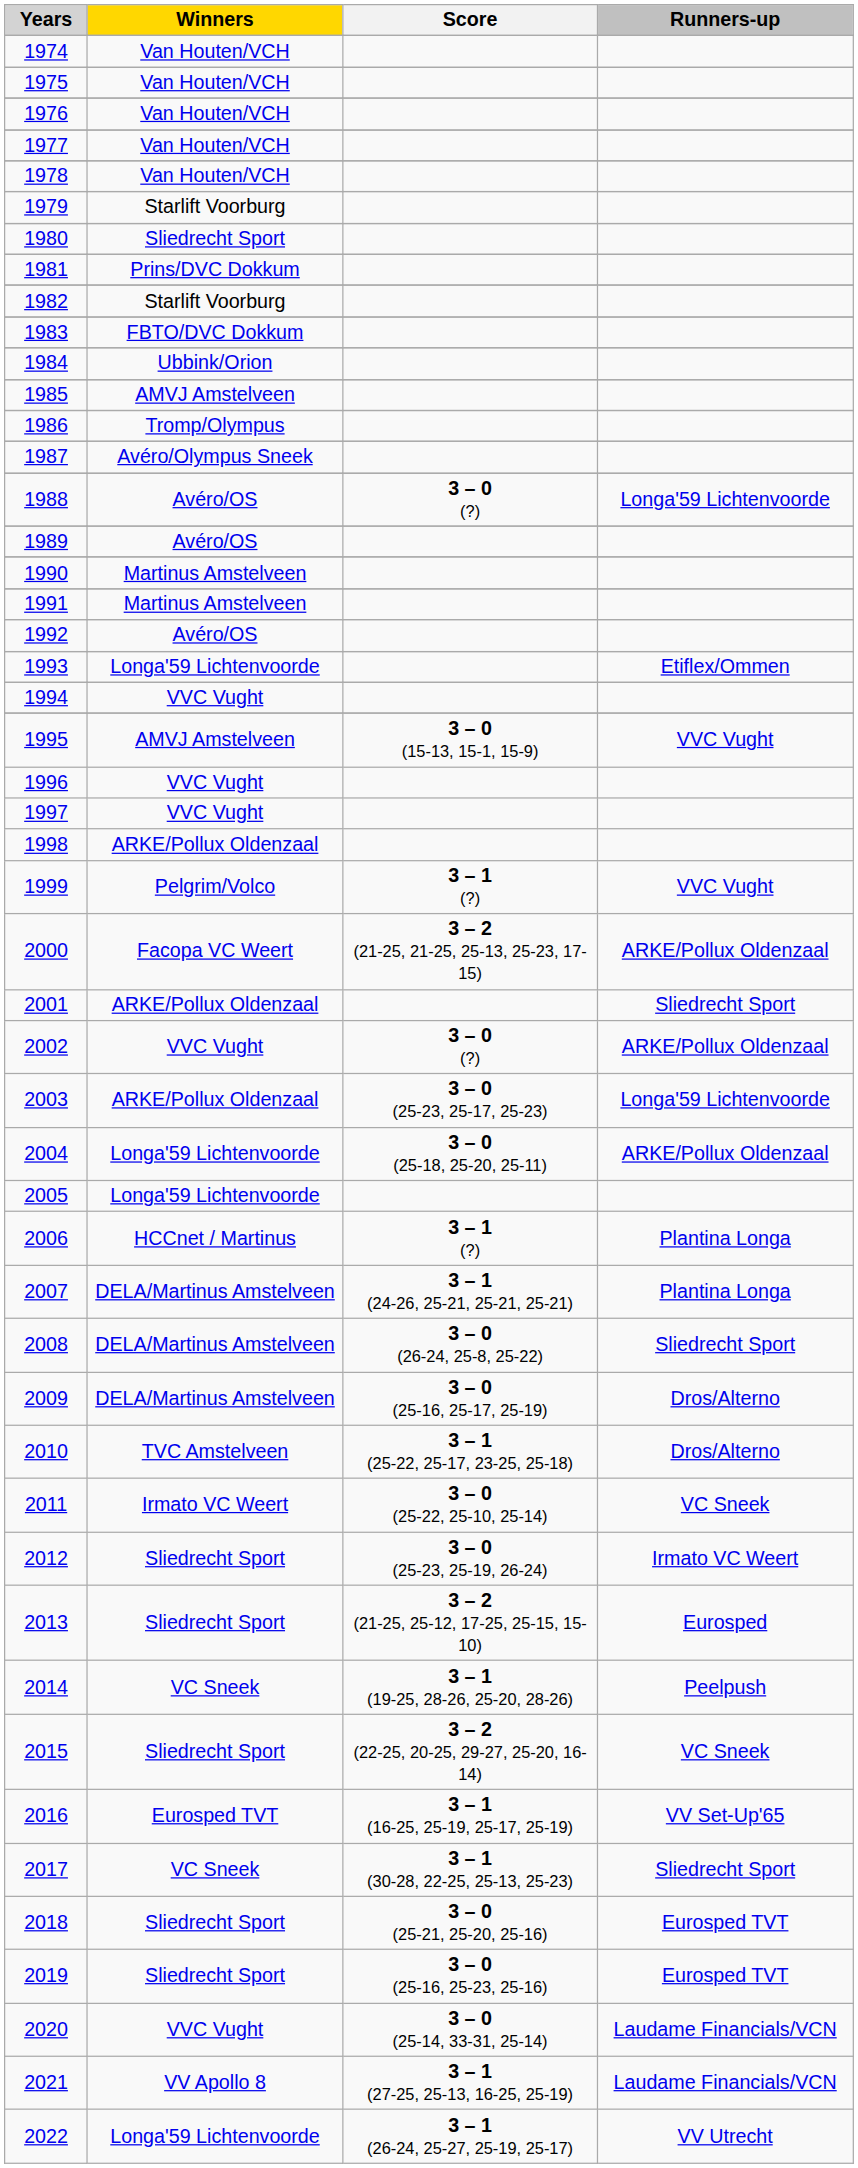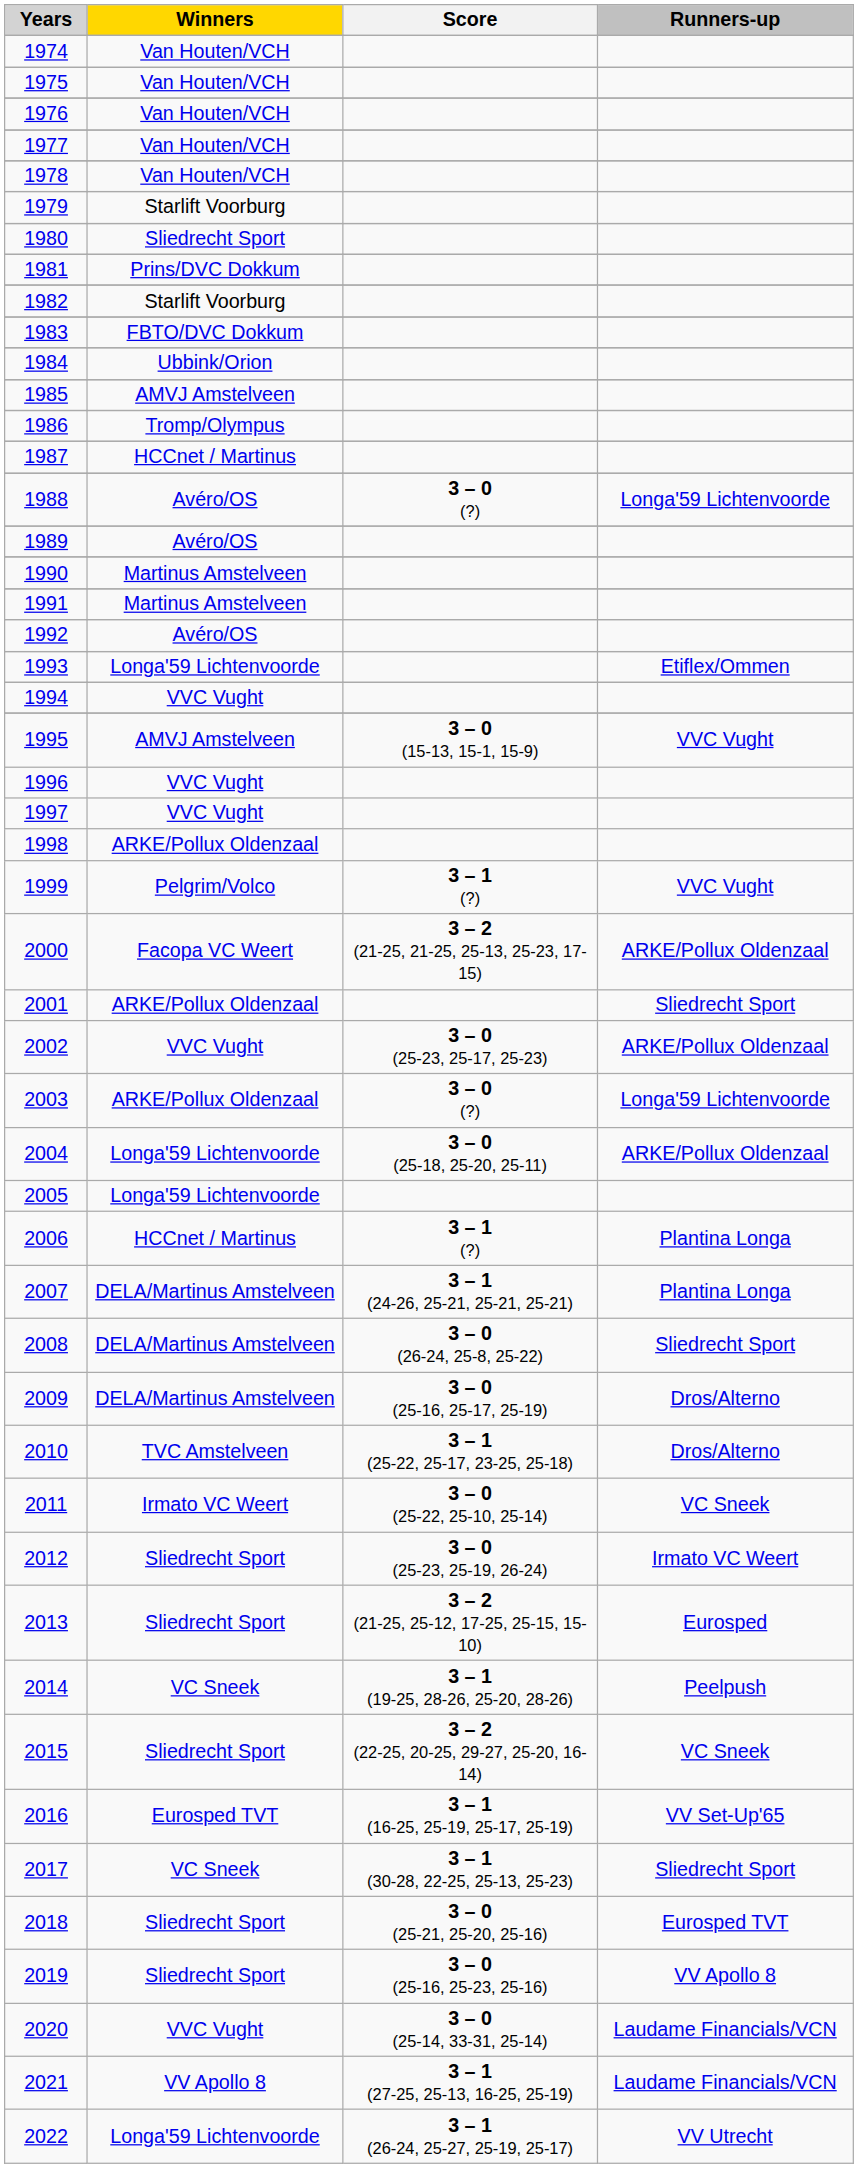(215, 457) Avéro/Olympus Sneek -> (215, 457) HCCnet / Martinus
(470, 1047) 3 – 0 (?) -> (470, 1047) 3 – 0 (25-23, 25-17, 25-23)
(470, 1100) 3 – 0 (25-23, 25-17, 25-23) -> (470, 1100) 3 – 0 (?)
(725, 1976) Eurosped TVT -> (725, 1976) VV Apollo 8
